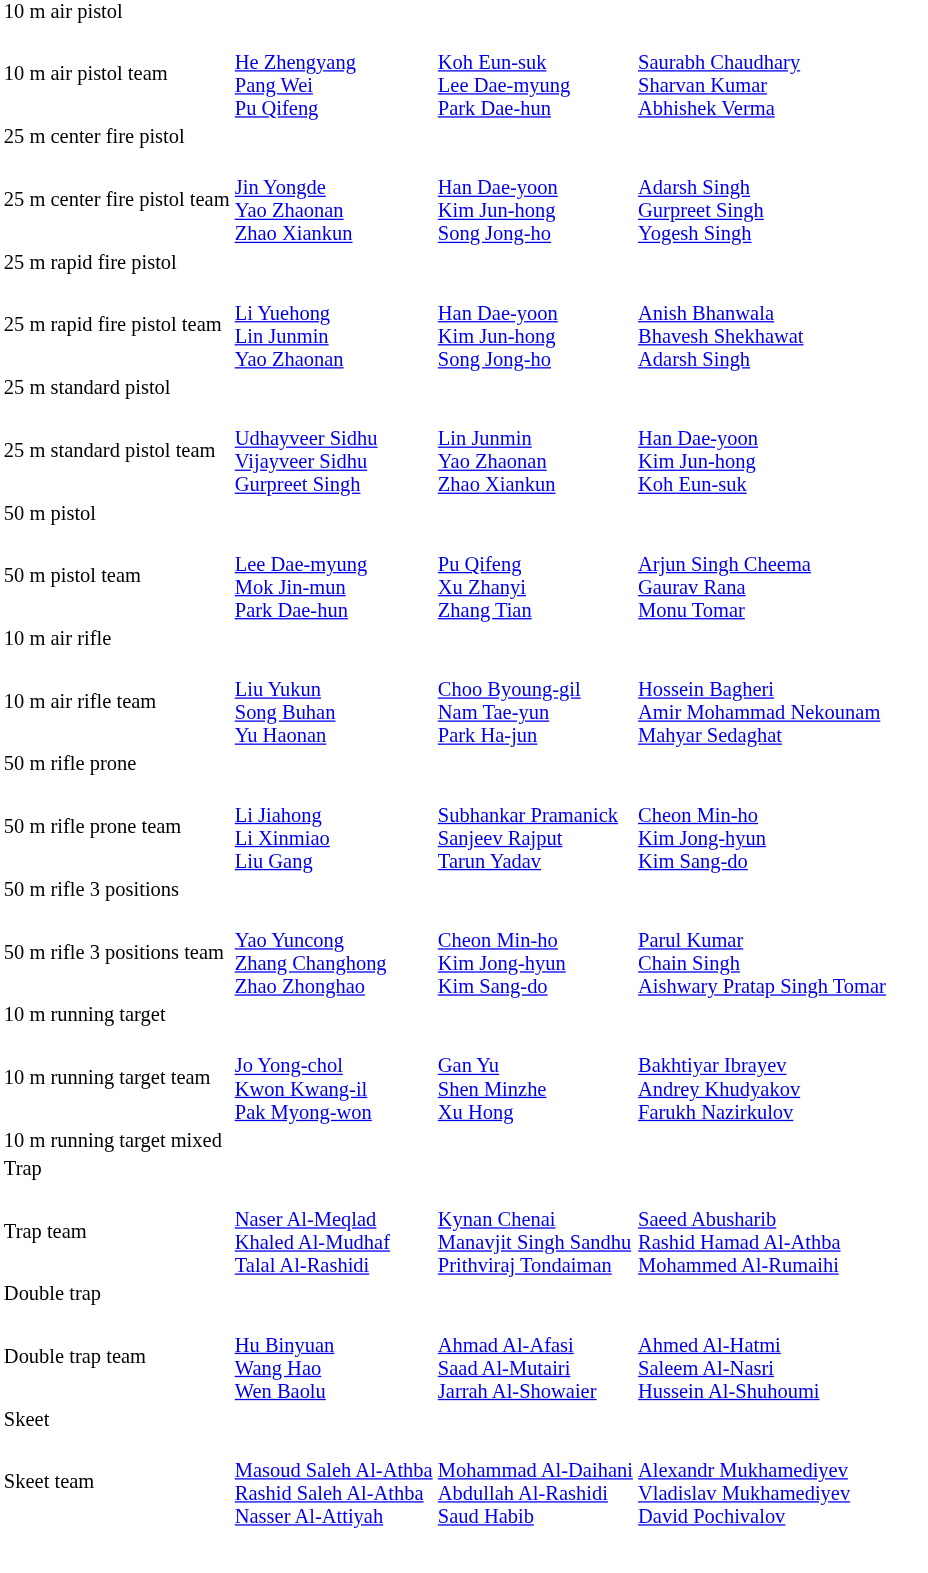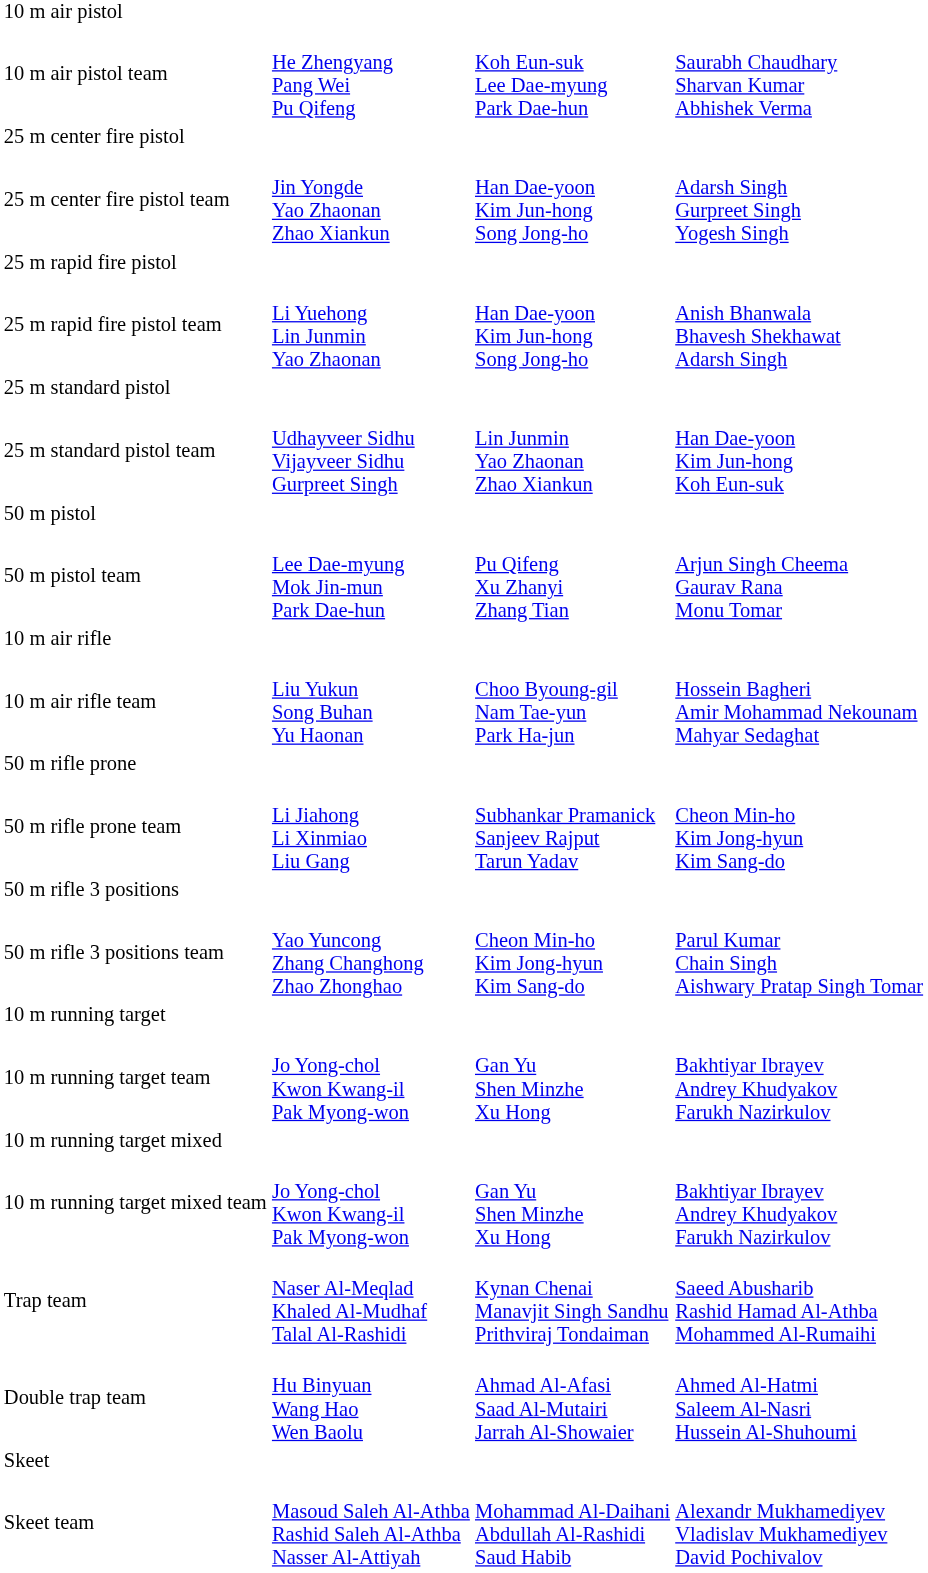+ row: (135, 1202)
- row: (23, 1168)
- row: (52, 1293)
